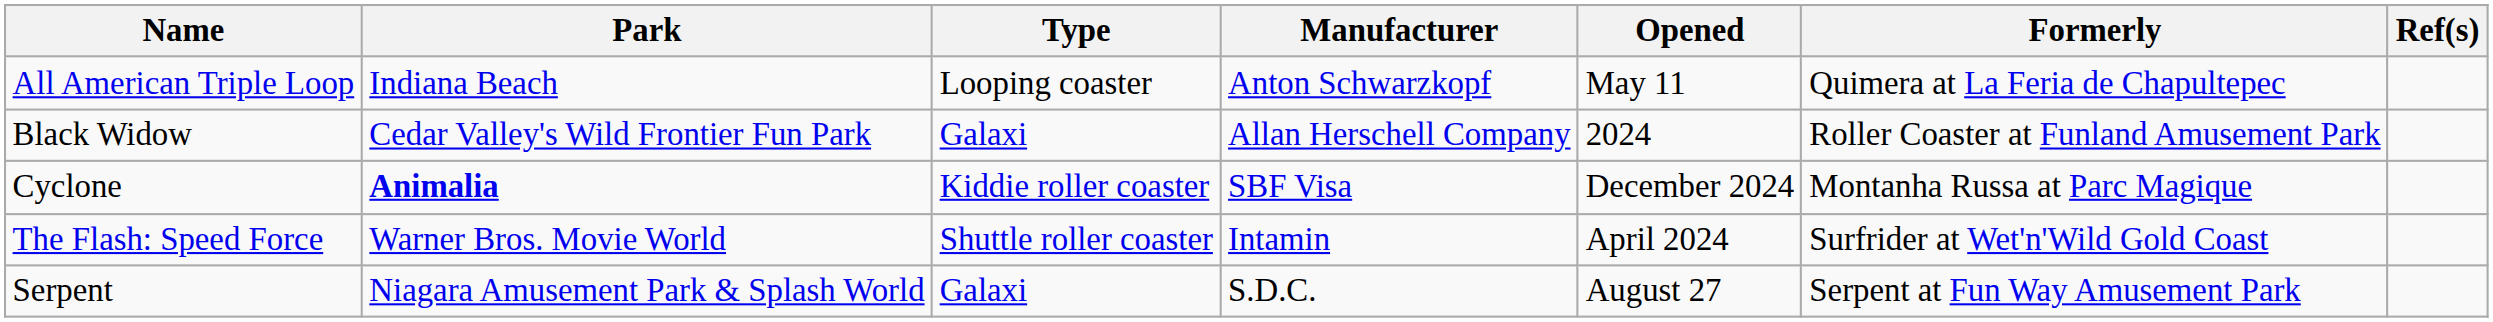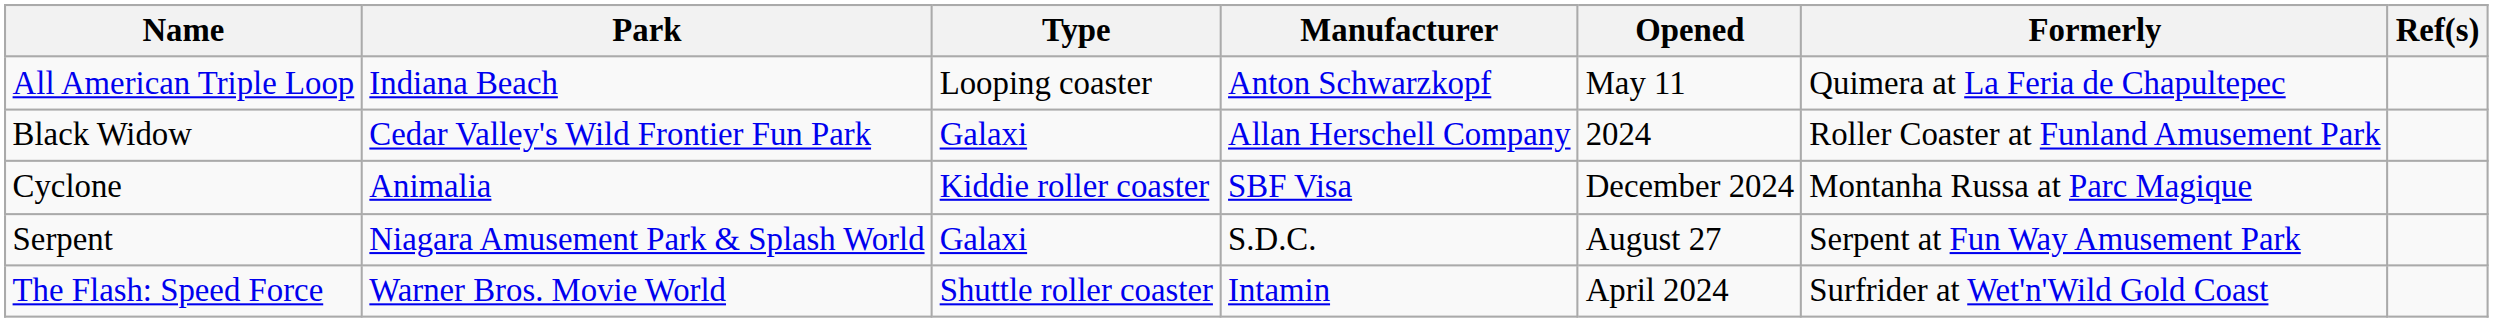(434, 186) bold -> (430, 186) normal
rows swapped: (168, 238) <-> (63, 290)
